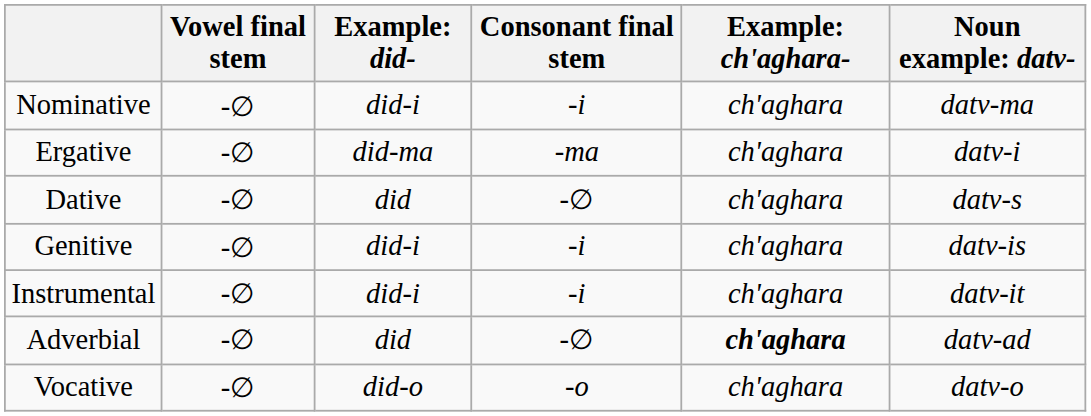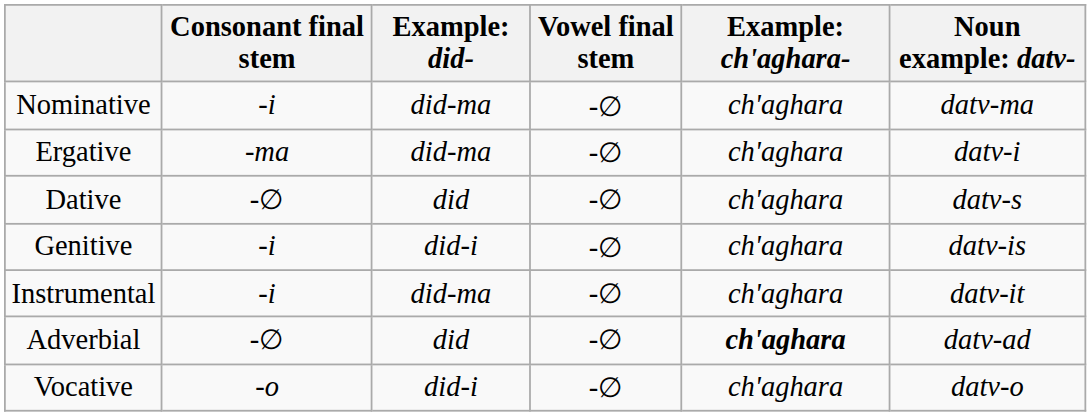columns swapped: (577, 43) <-> (238, 43)
(393, 105) did-i -> (451, 105) did-ma
(393, 292) did-i -> (451, 292) did-ma
(393, 386) did-o -> (451, 386) did-i
